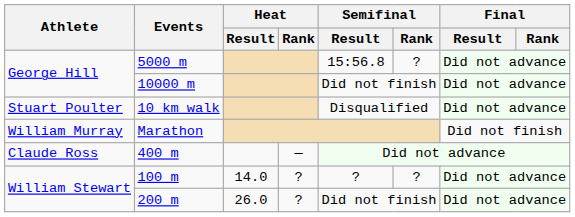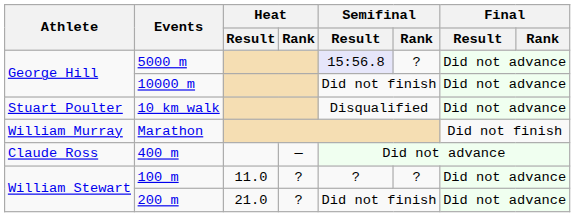(356, 62) no background -> (356, 62) lavender background
(251, 177) 14.0 -> (251, 177) 11.0
(251, 200) 26.0 -> (251, 200) 21.0
